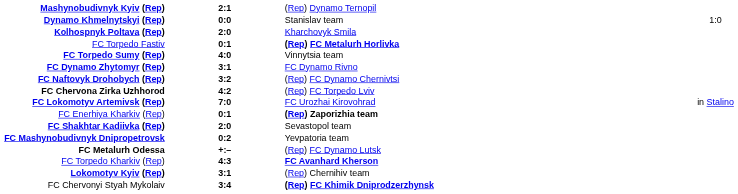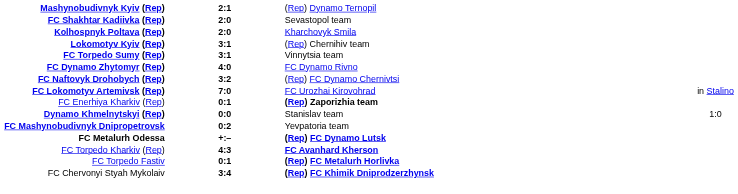rows swapped: (104, 20) <-> (106, 126)
rows swapped: (118, 173) <-> (128, 43)
(225, 55) 4:0 -> (225, 55) 3:1
(225, 67) 3:1 -> (225, 67) 4:0
- row: (103, 91)
(333, 149) normal -> (335, 138) bold
